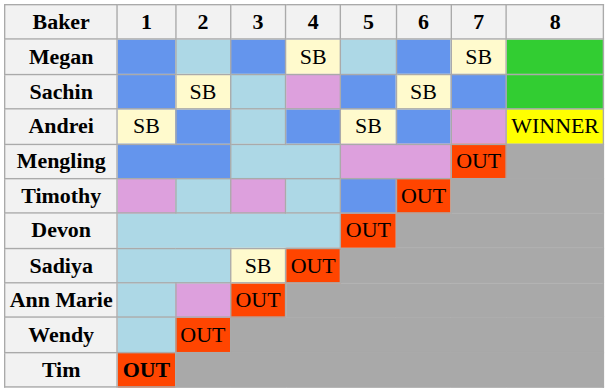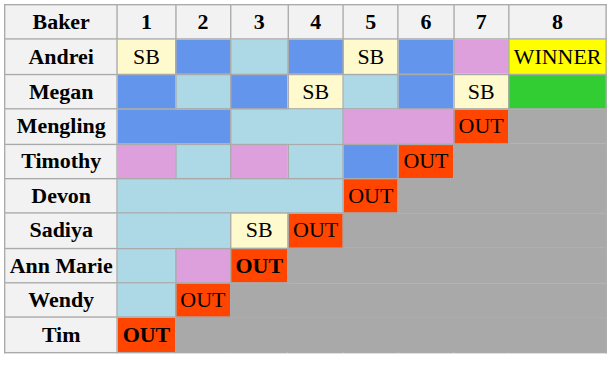rows swapped: (61, 126) <-> (61, 56)
- row: (61, 91)
(258, 299) normal -> (259, 265) bold
